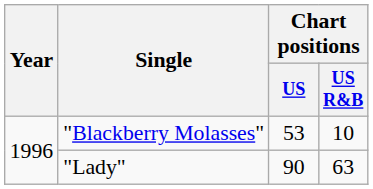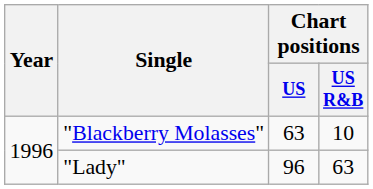(294, 132) 53 -> (294, 132) 63
(294, 167) 90 -> (294, 167) 96
